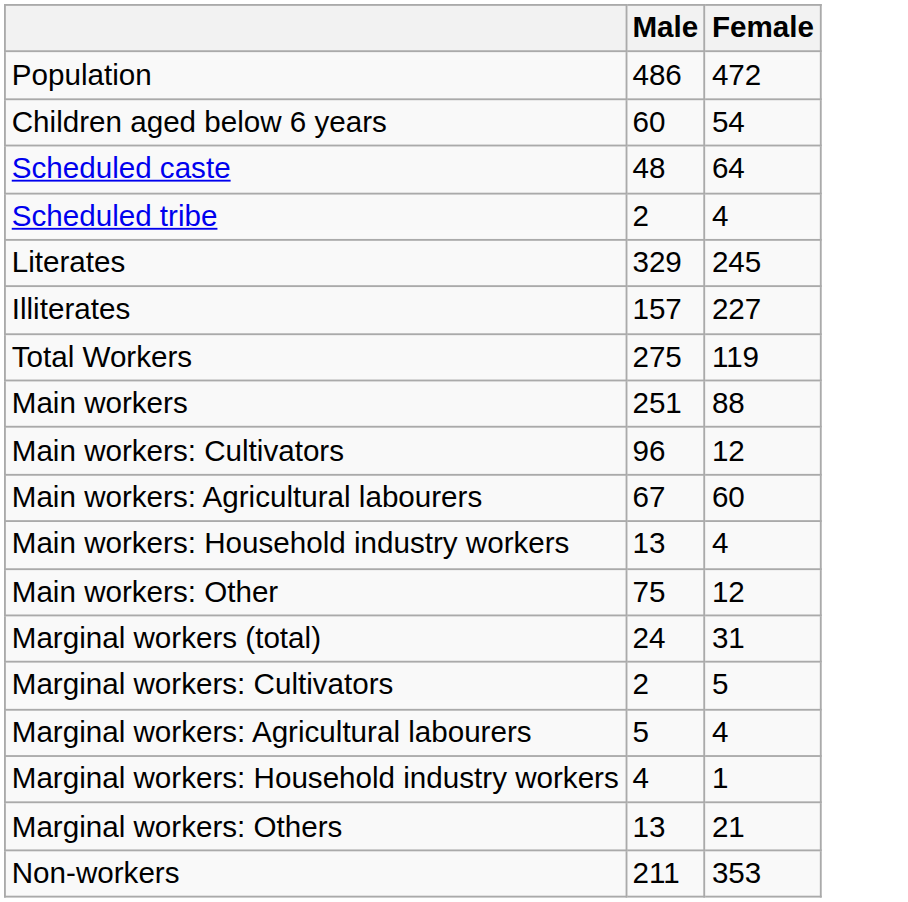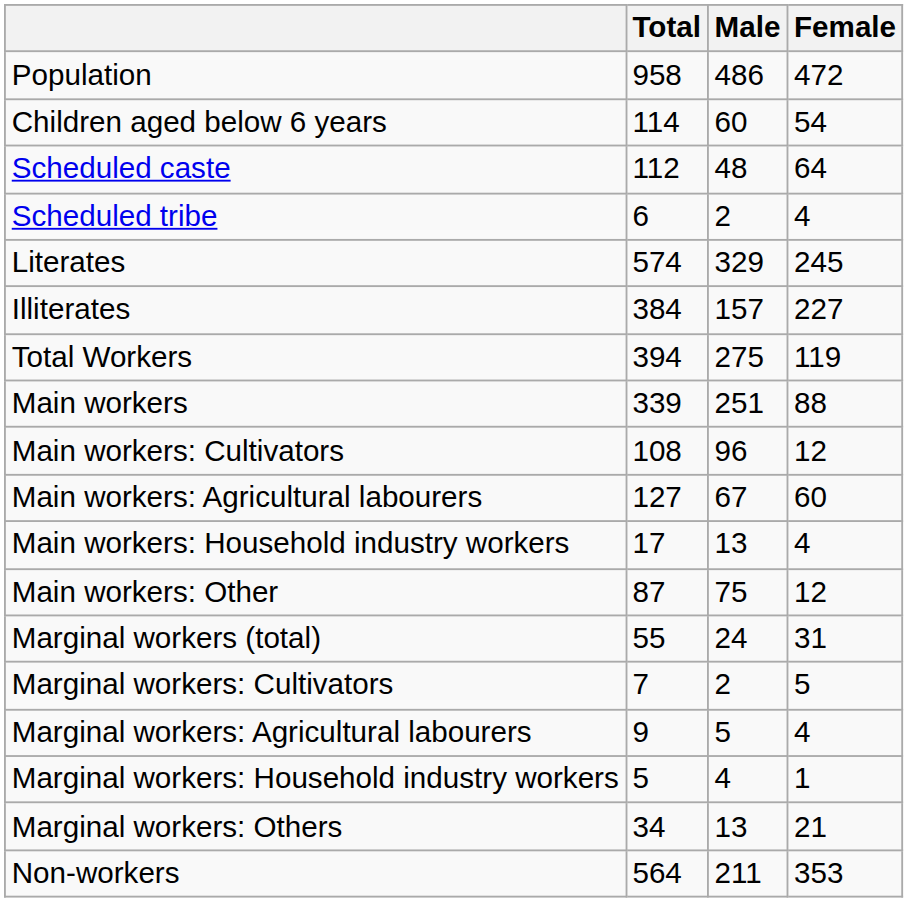+ column: (667, 27)
